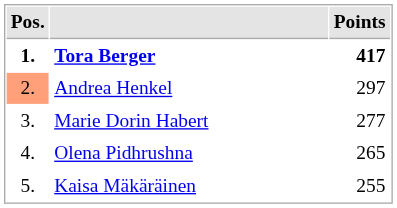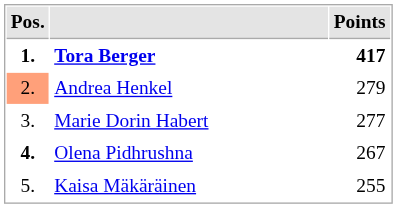(371, 88) 297 -> (371, 88) 279
(28, 152) normal -> (28, 152) bold
(371, 152) 265 -> (371, 152) 267
